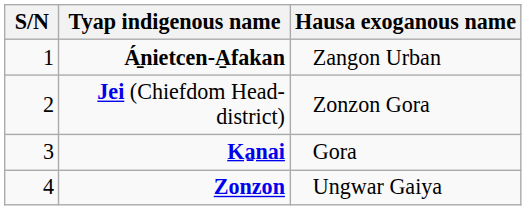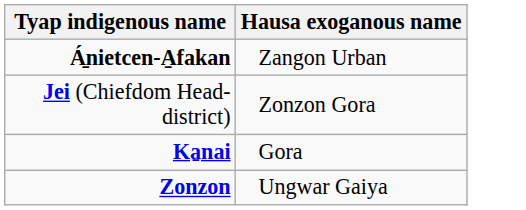- column: (32, 22)
